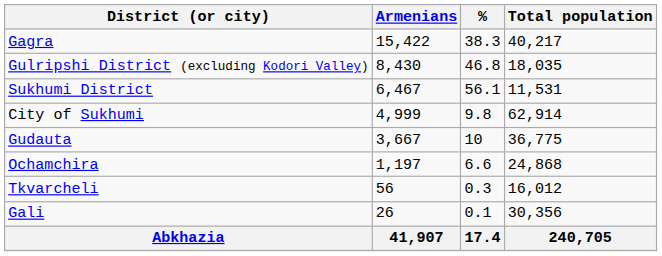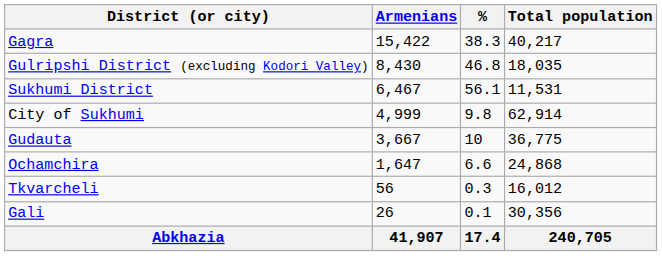(398, 164) 1,197 -> (398, 164) 1,647
